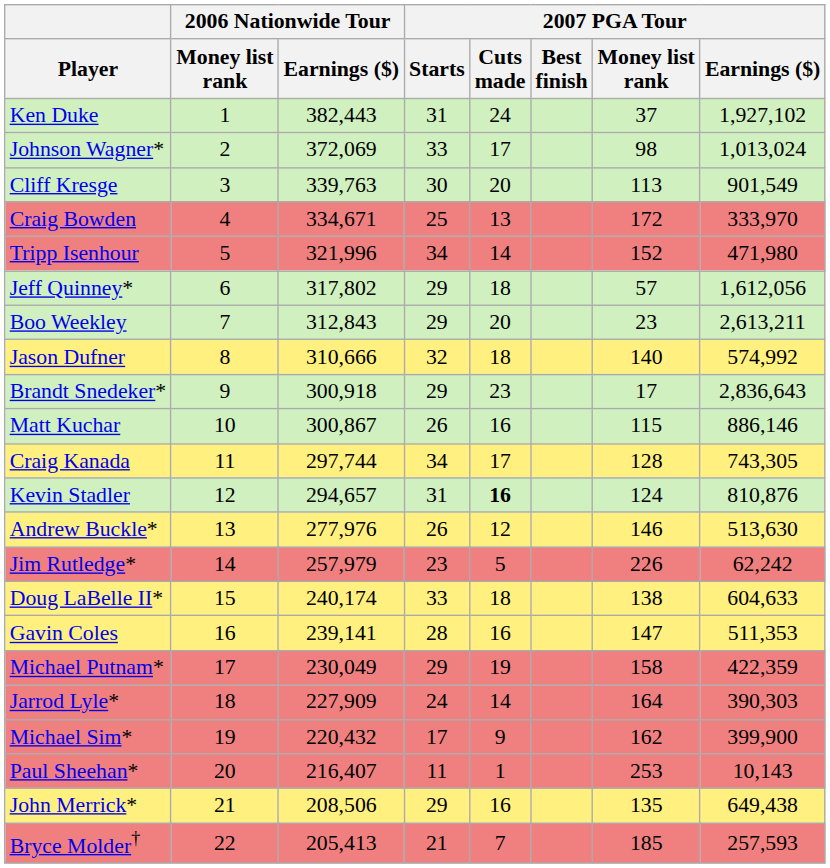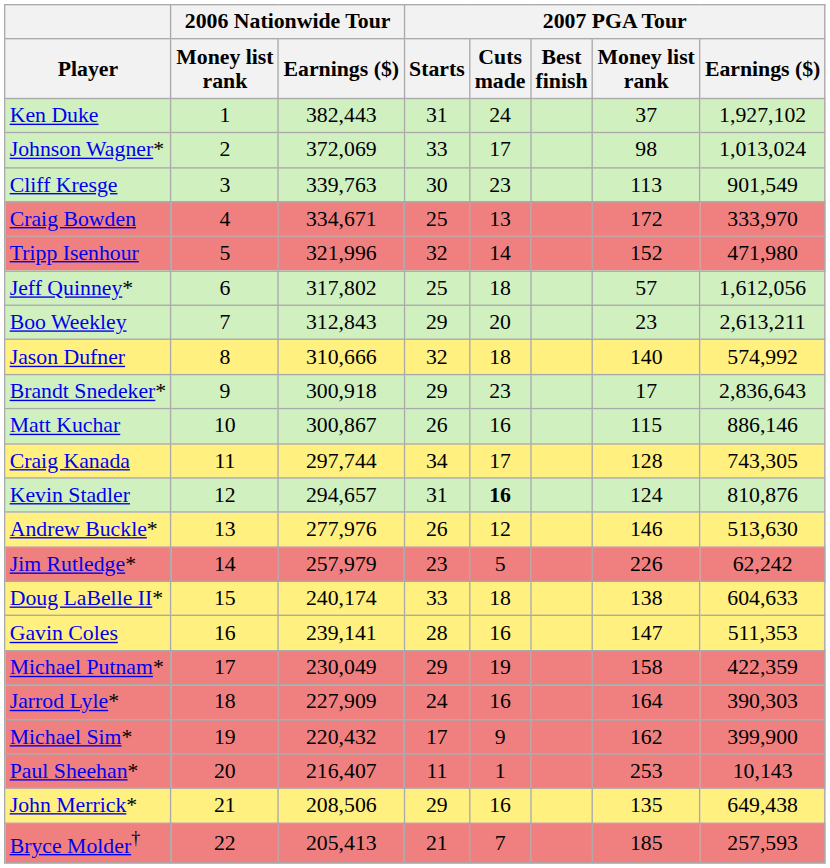(500, 184) 20 -> (500, 184) 23
(437, 253) 34 -> (437, 253) 32
(437, 287) 29 -> (437, 287) 25
(500, 701) 14 -> (500, 701) 16
